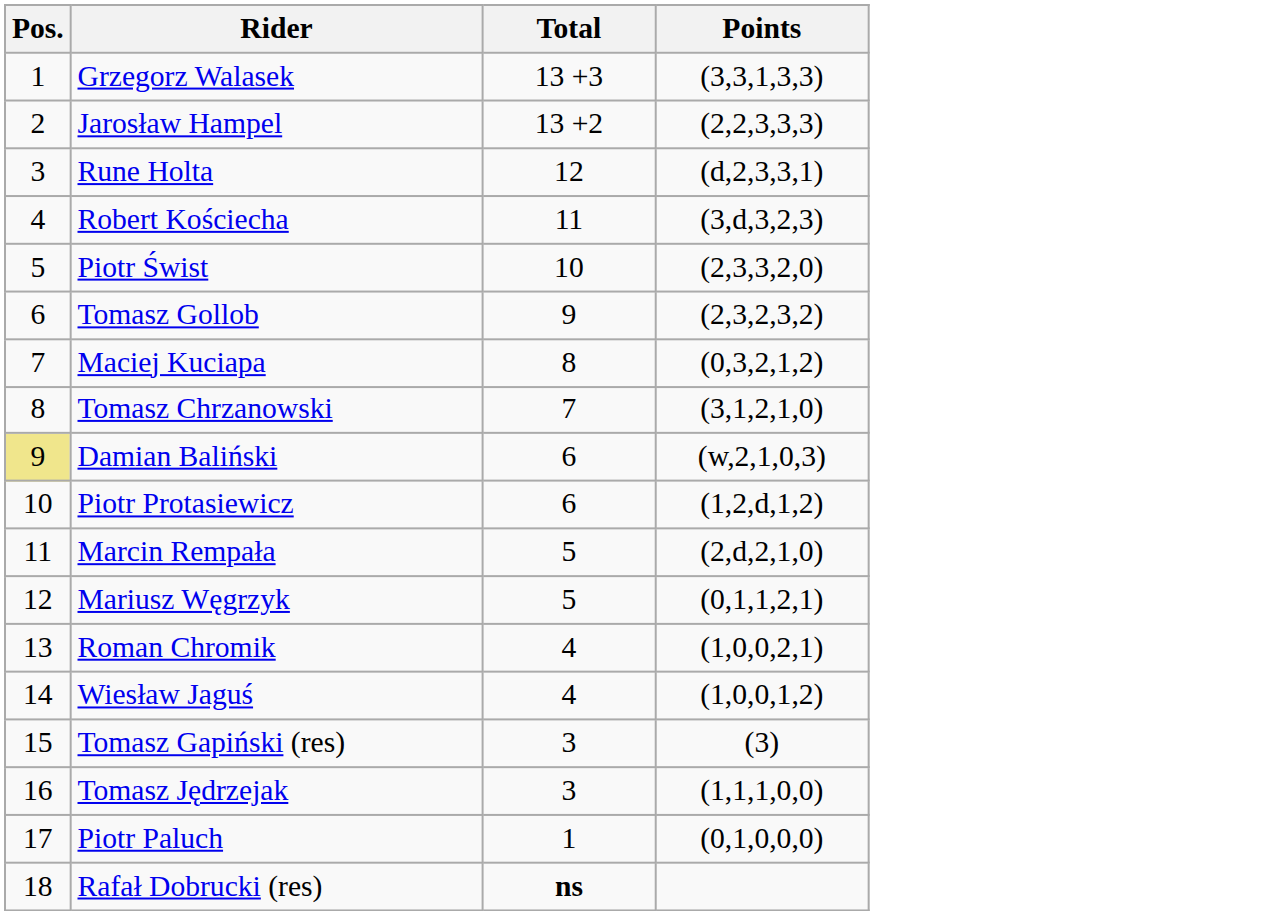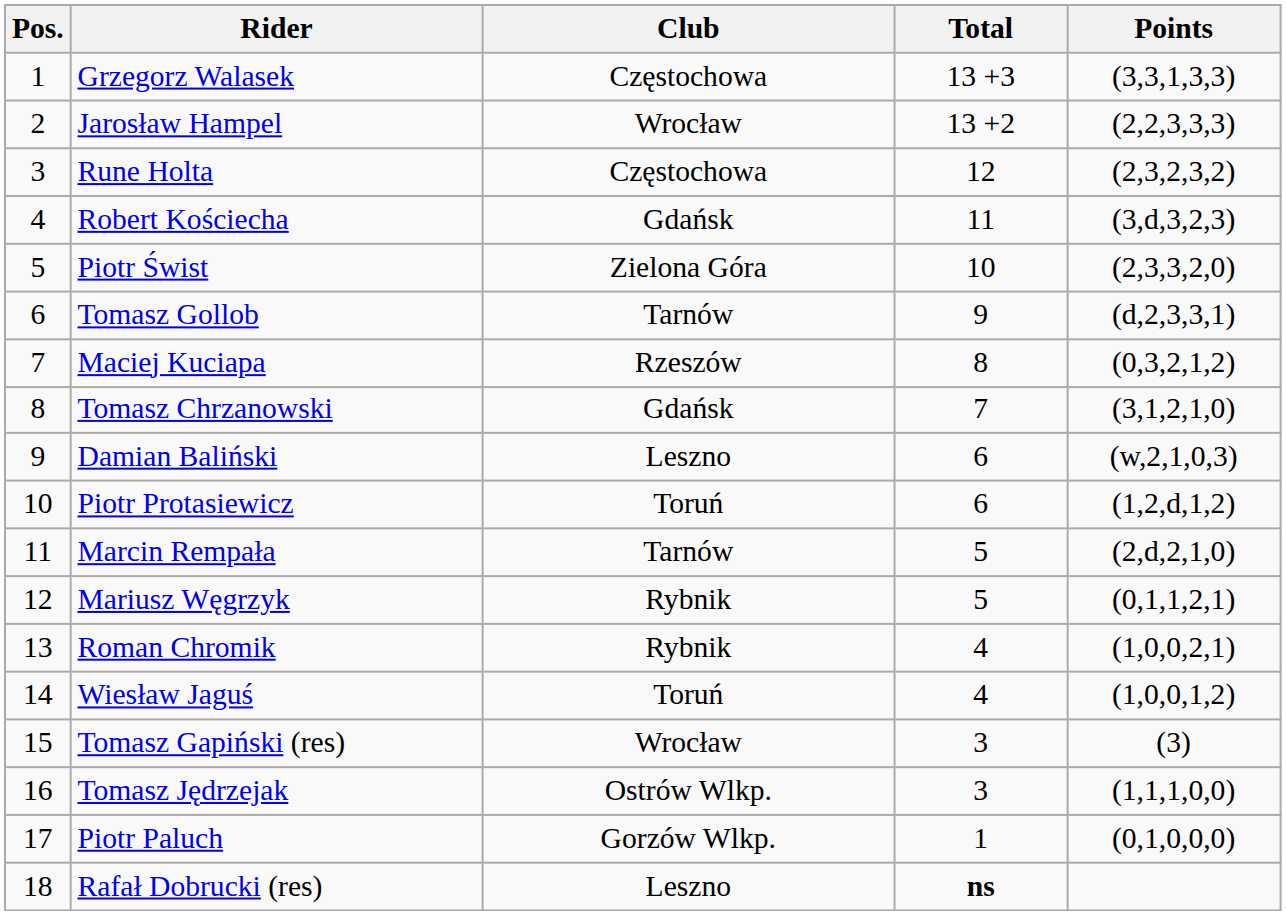+ column: (688, 28)
(762, 171) (d,2,3,3,1) -> (1174, 171) (2,3,2,3,2)
(762, 314) (2,3,2,3,2) -> (1174, 314) (d,2,3,3,1)
(38, 456) khaki background -> (38, 456) no background
